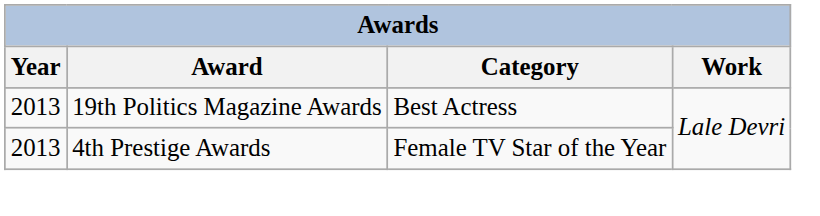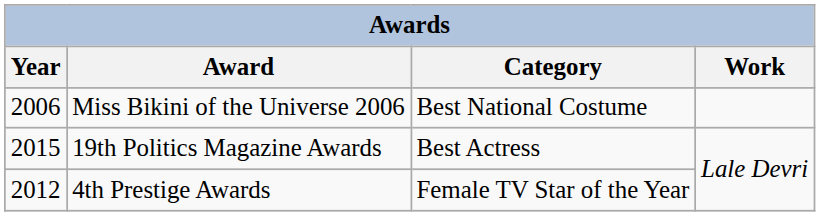+ row: (238, 107)
(36, 107) 2013 -> (36, 148) 2015
(36, 148) 2013 -> (36, 189) 2012
